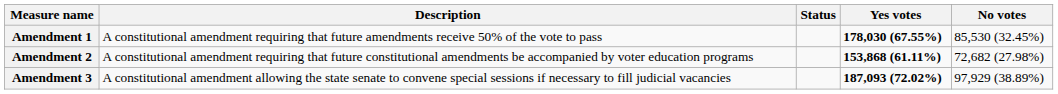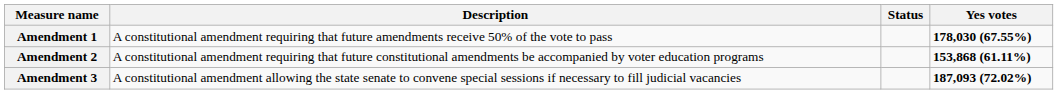- column: (1002, 15)
